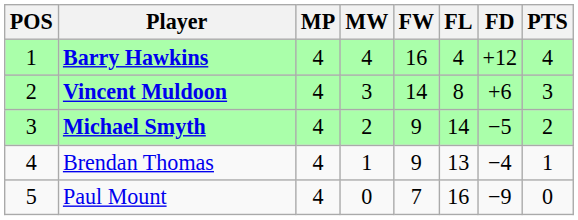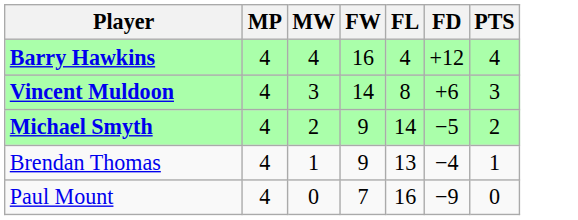- column: (31, 22)
